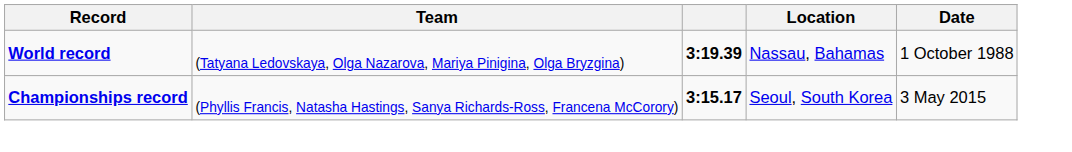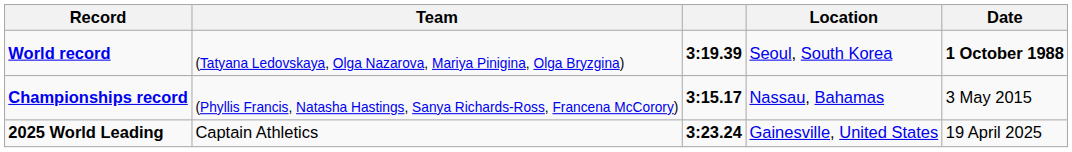(817, 52) Nassau, Bahamas -> (821, 52) Seoul, South Korea
(957, 52) normal -> (1005, 52) bold
(821, 97) Seoul, South Korea -> (817, 97) Nassau, Bahamas
+ row: (86, 133)
